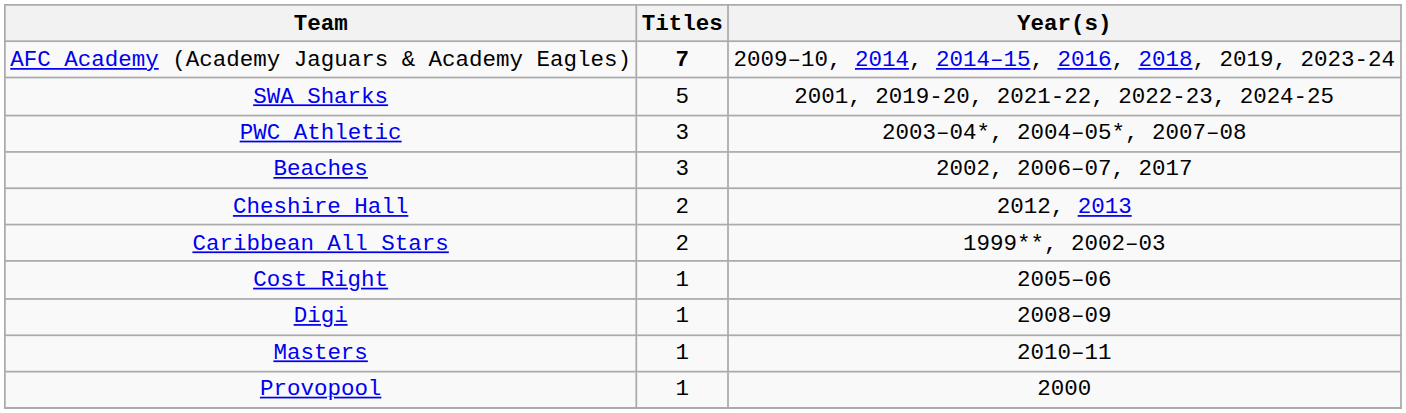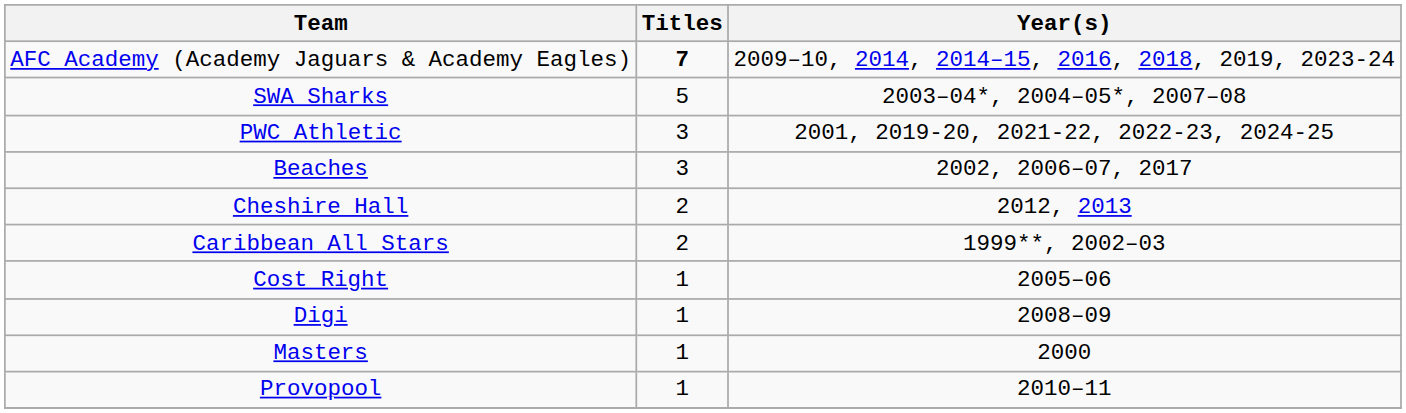(1064, 97) 2001, 2019-20, 2021-22, 2022-23, 2024-25 -> (1064, 97) 2003–04*, 2004–05*, 2007–08
(1064, 133) 2003–04*, 2004–05*, 2007–08 -> (1064, 133) 2001, 2019-20, 2021-22, 2022-23, 2024-25
(1064, 353) 2010–11 -> (1064, 353) 2000
(1064, 390) 2000 -> (1064, 390) 2010–11
